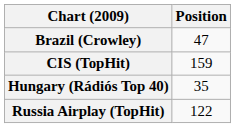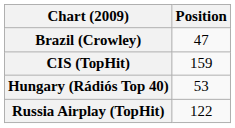(201, 87) 35 -> (201, 87) 53
